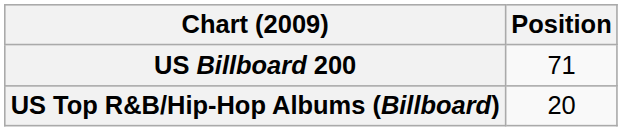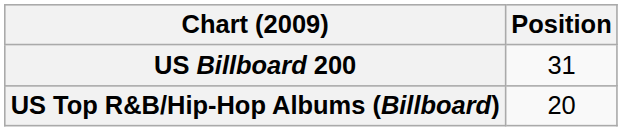(562, 65) 71 -> (562, 65) 31
